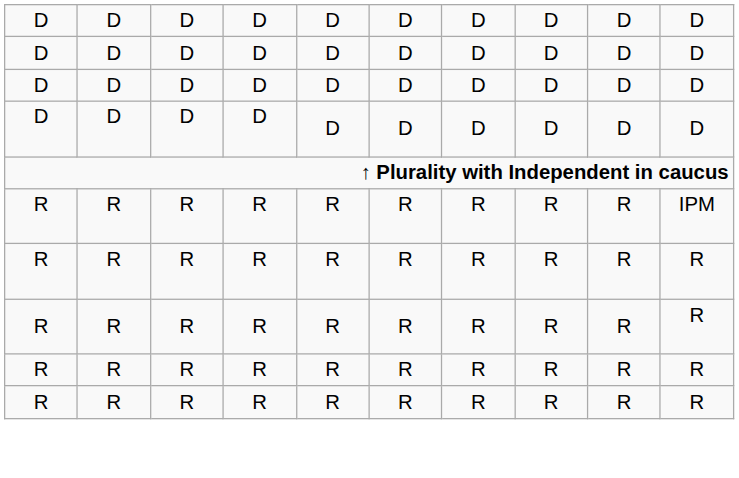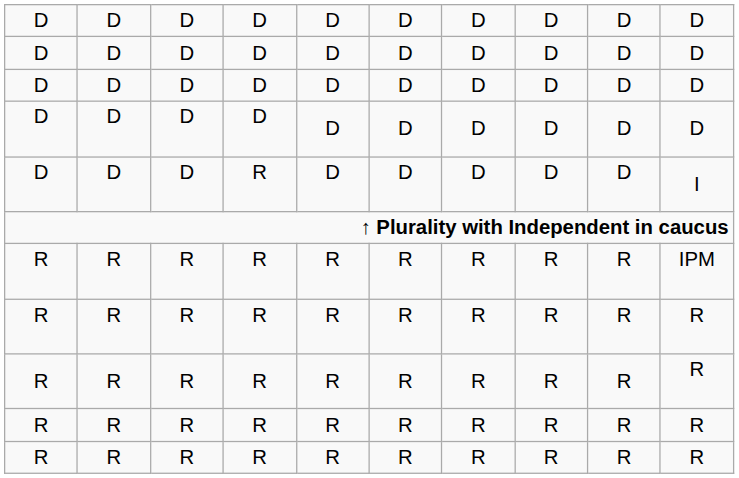+ row: (41, 172)
